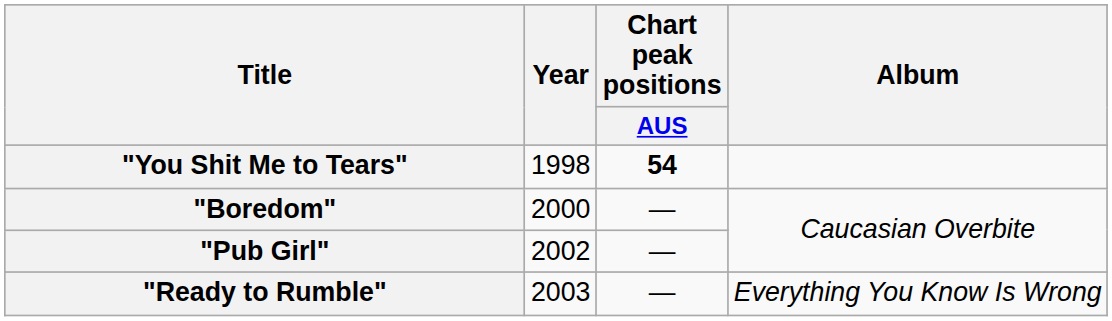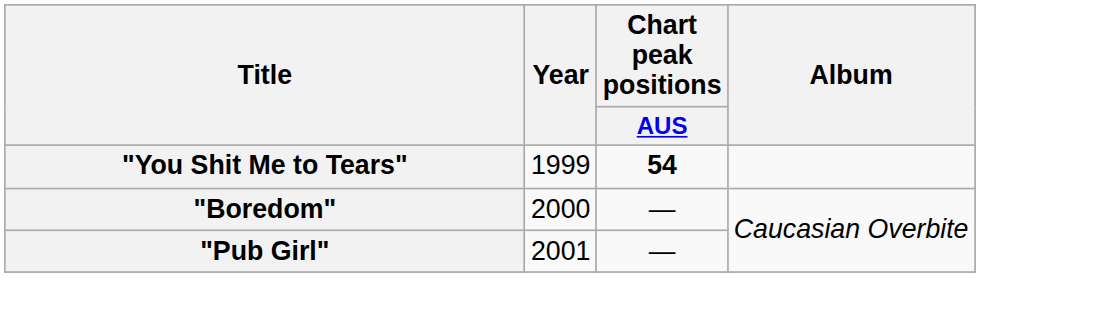(561, 166) 1998 -> (561, 166) 1999
(561, 250) 2002 -> (561, 250) 2001
- row: (265, 293)
